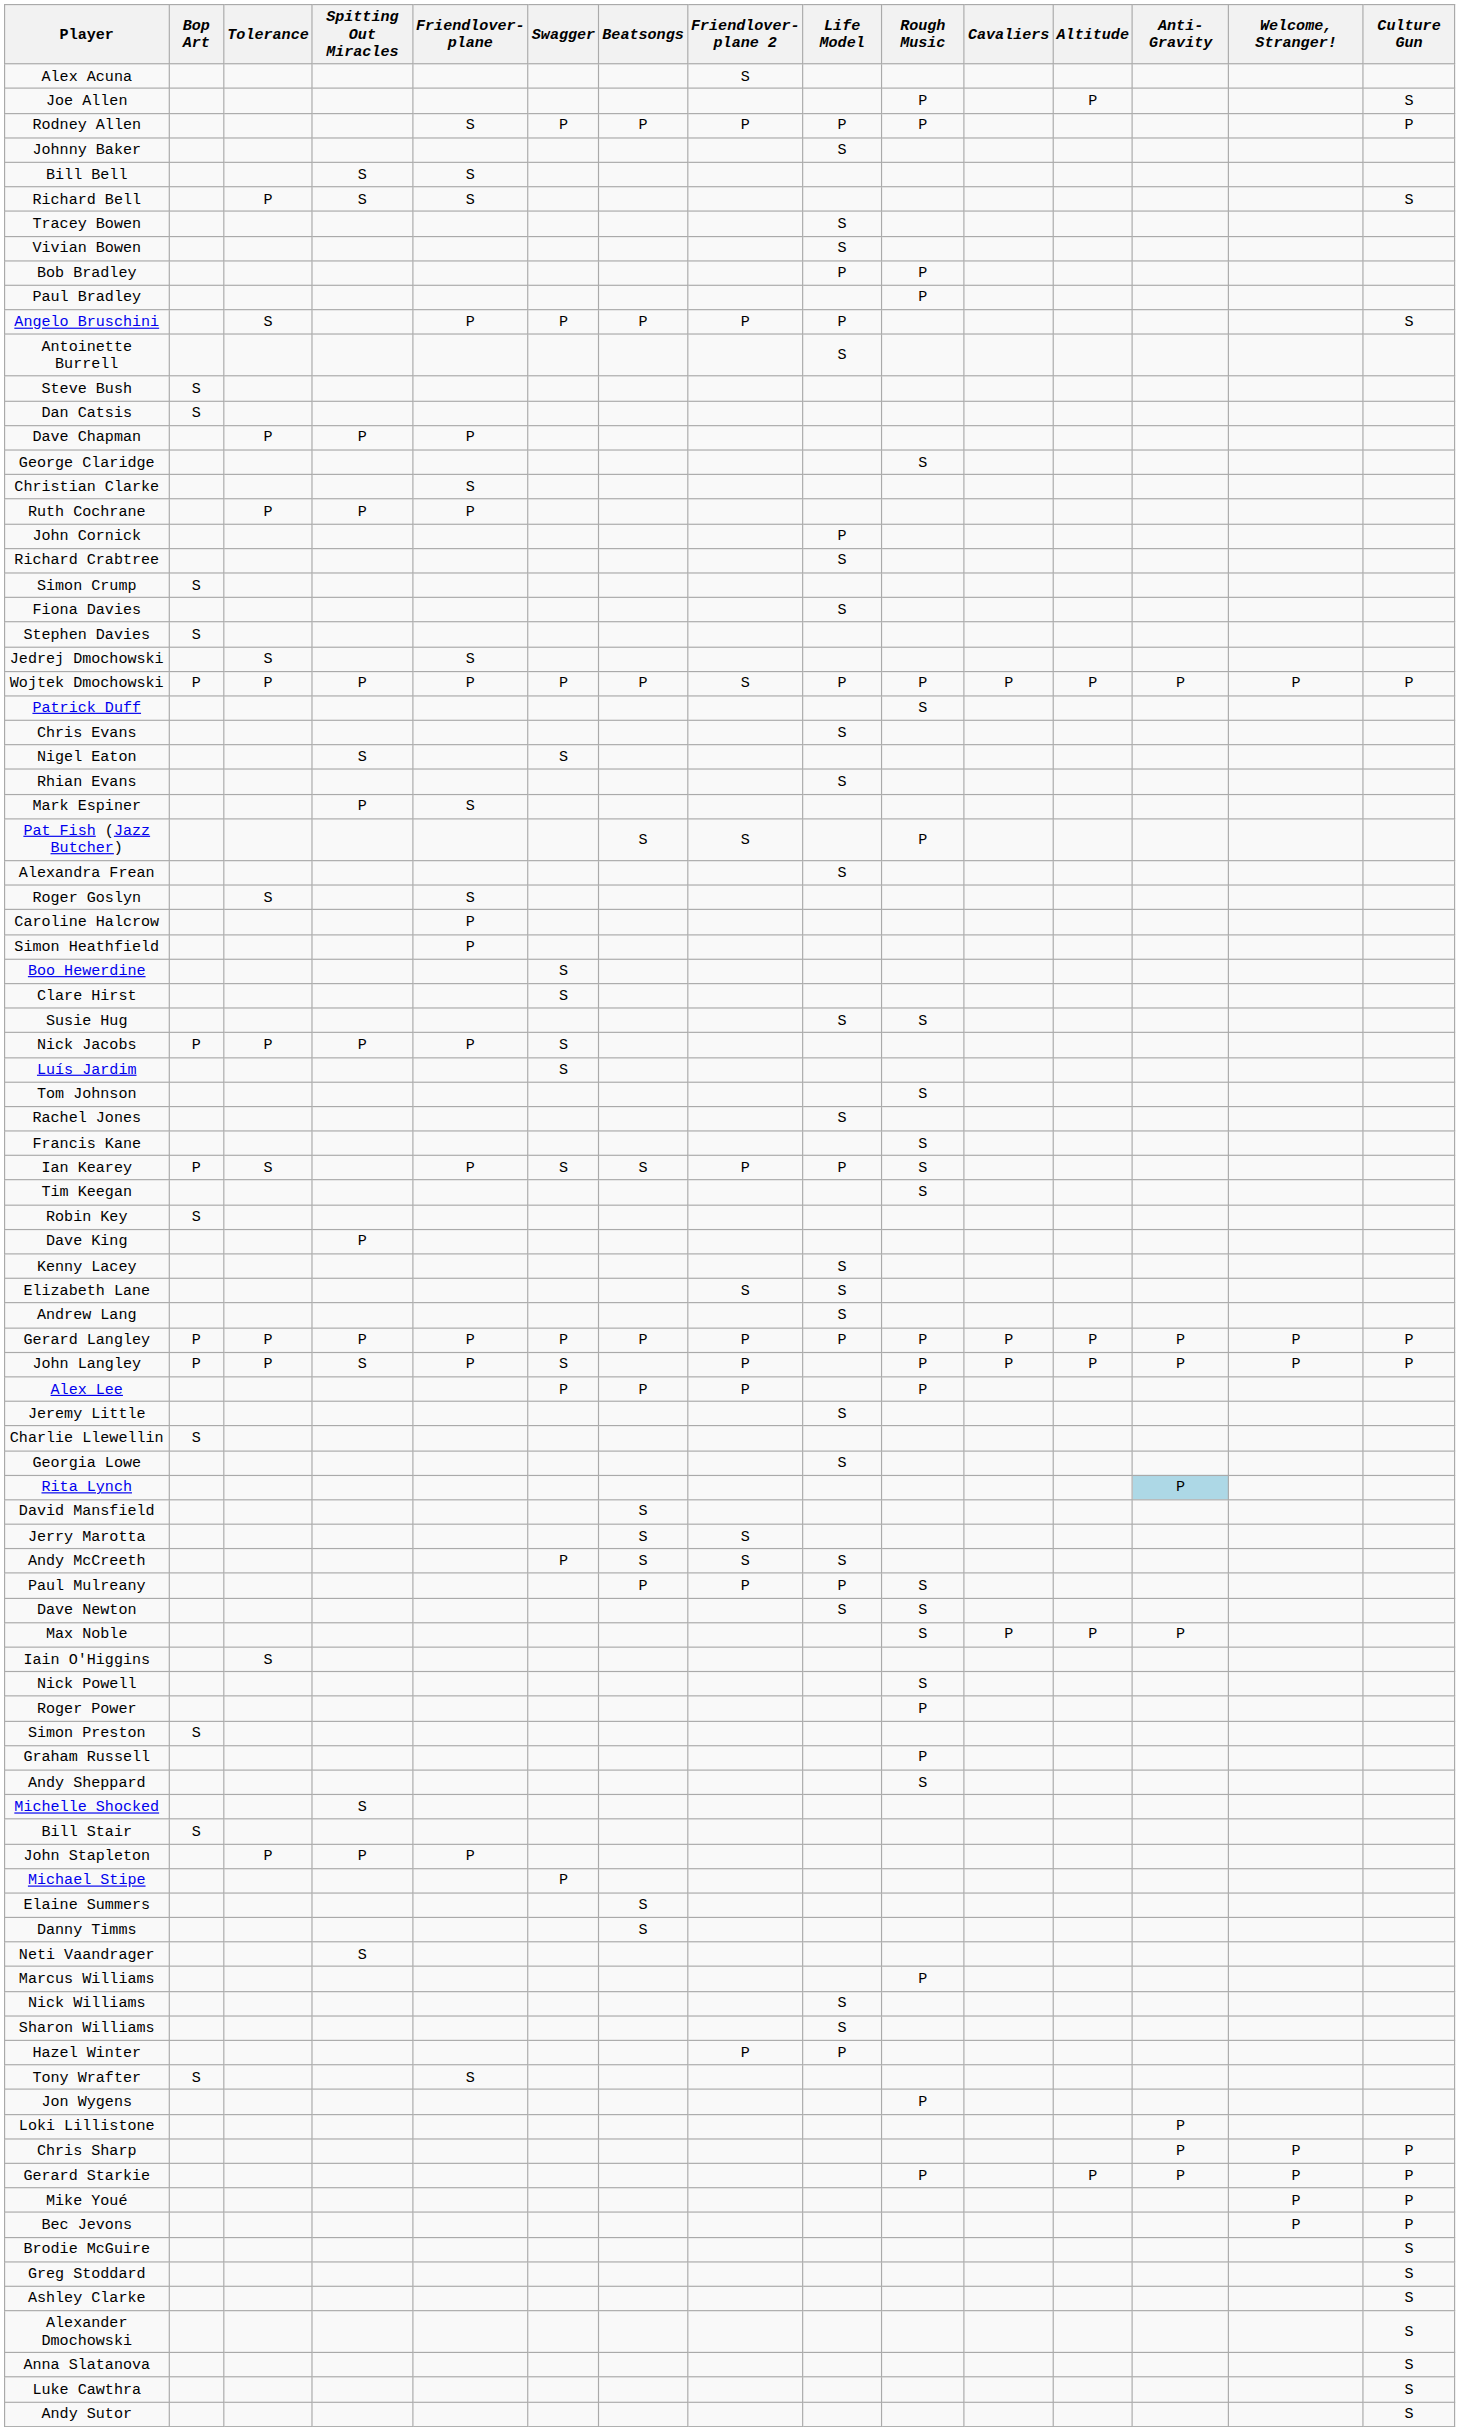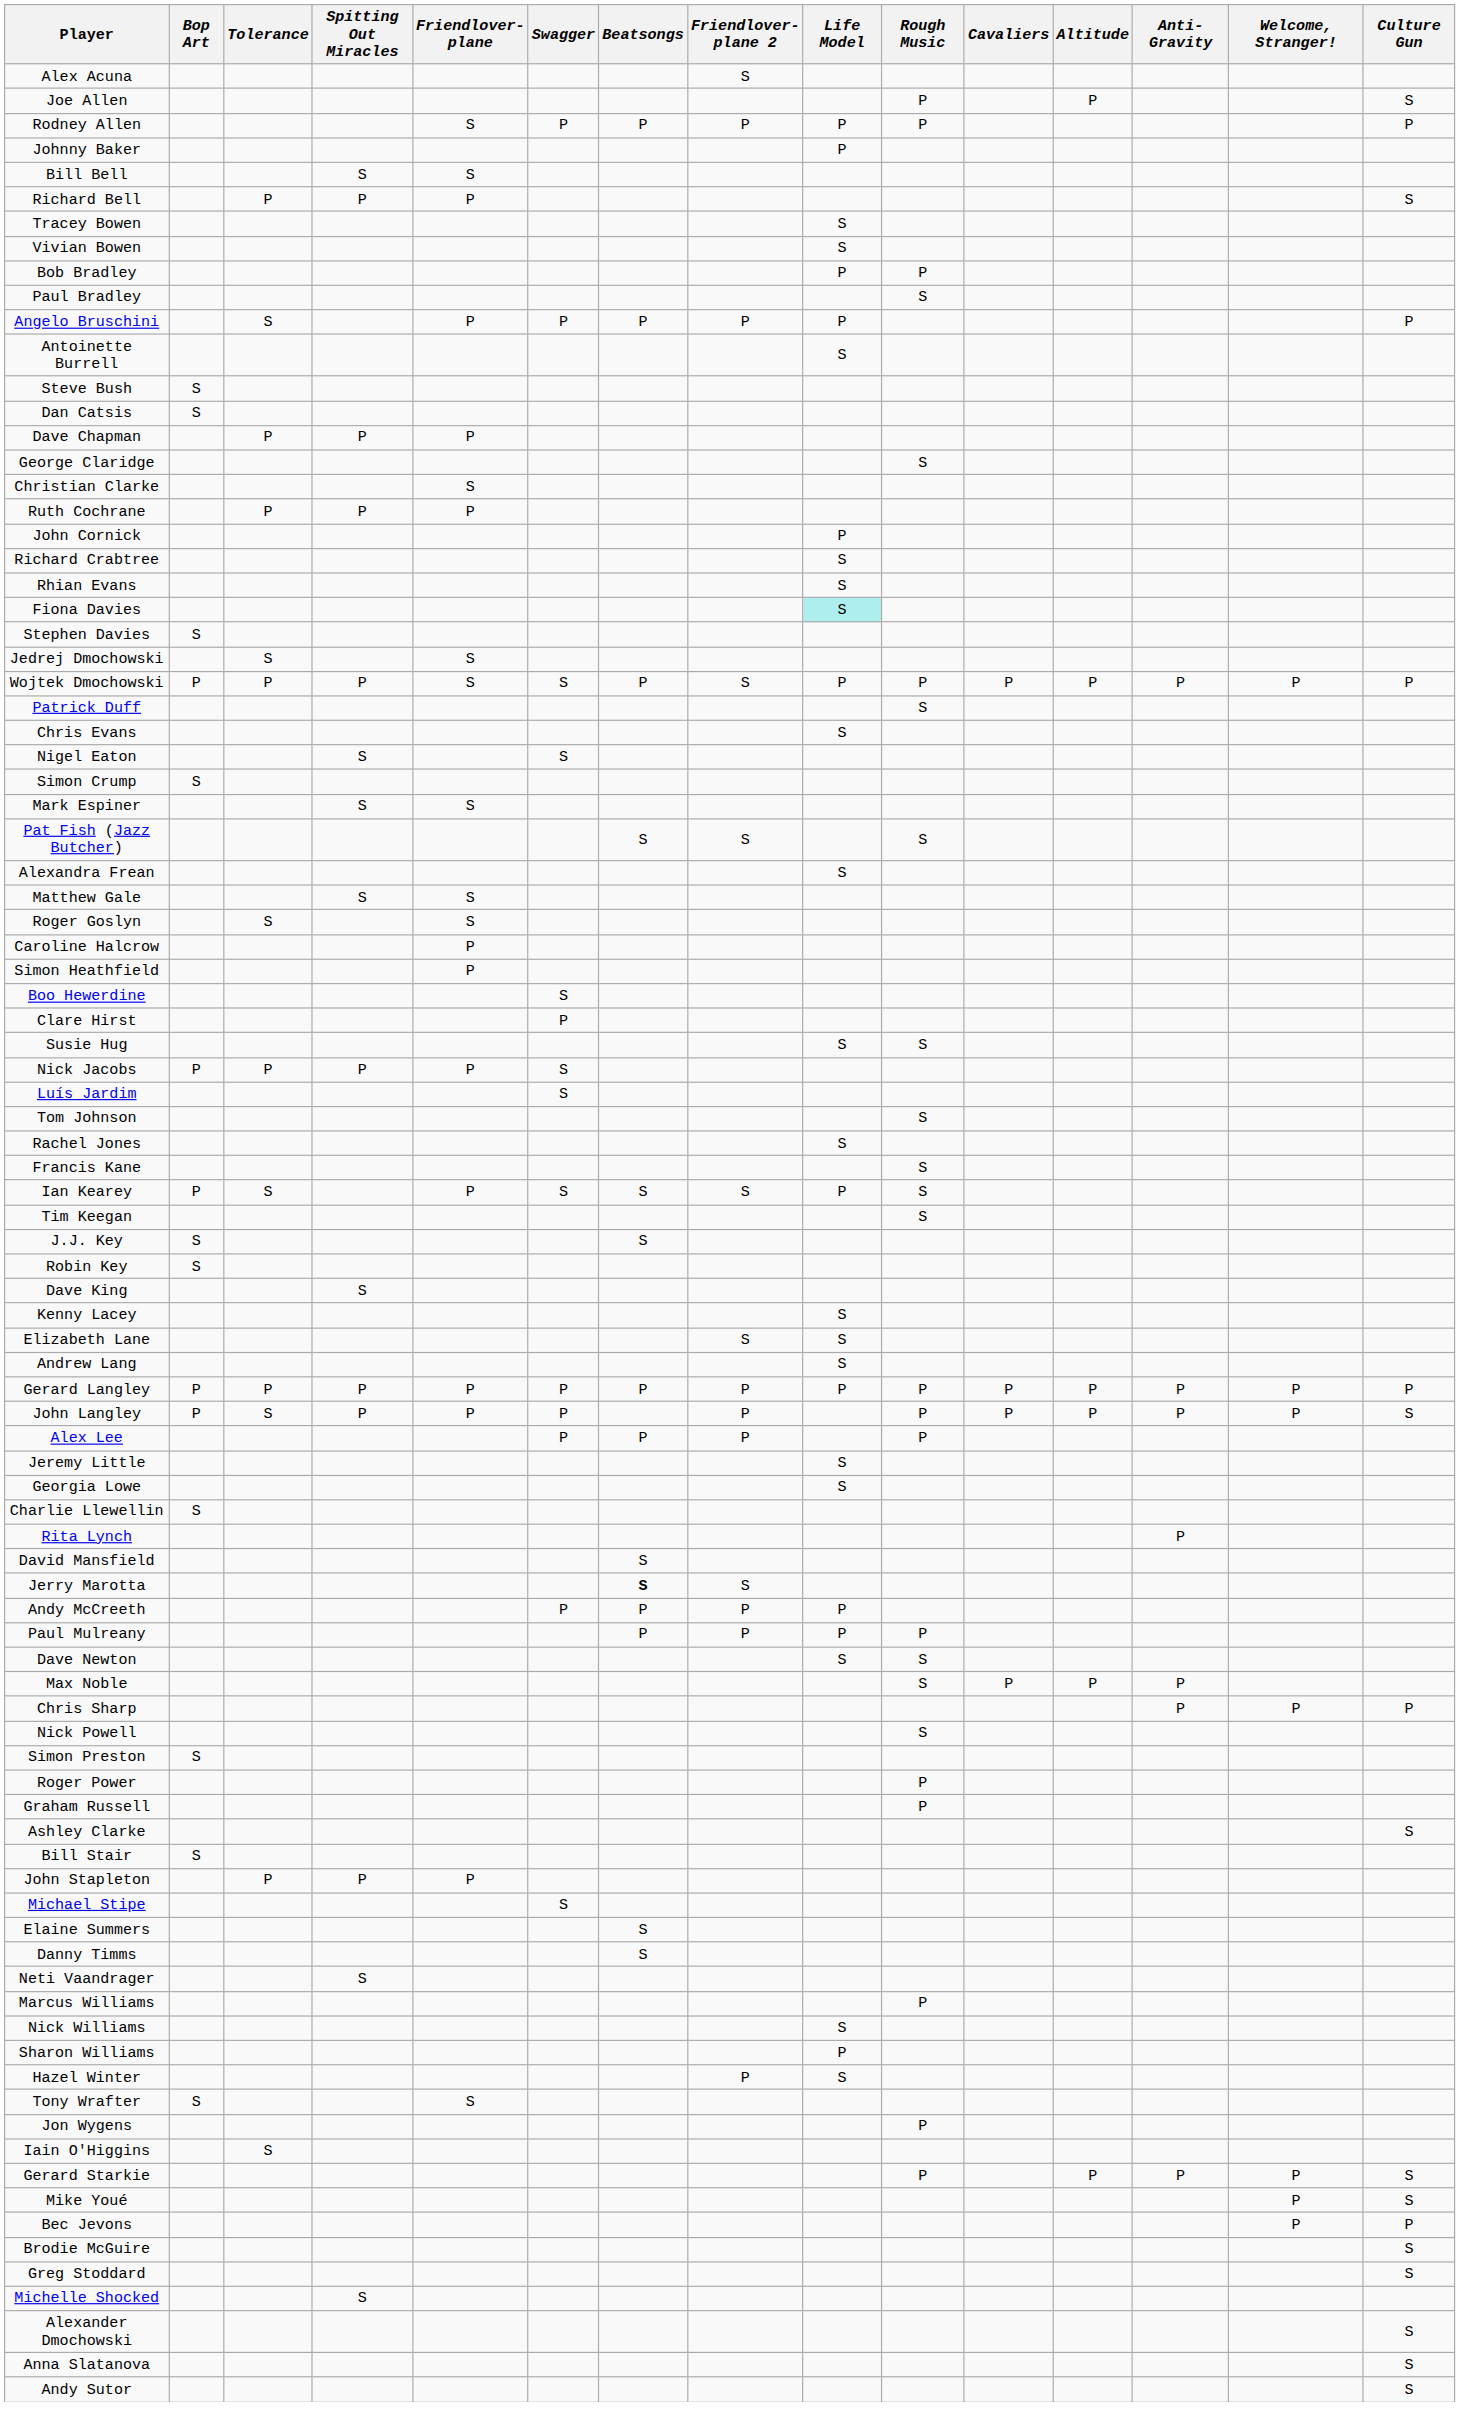(842, 150) S -> (842, 150) P
(362, 199) S -> (362, 199) P
(470, 199) S -> (470, 199) P
(923, 297) P -> (923, 297) S
(1409, 322) S -> (1409, 322) P
rows swapped: (87, 585) <-> (87, 782)
(842, 610) no background -> (842, 610) paleturquoise background
(470, 684) P -> (470, 684) S
(563, 684) P -> (563, 684) S
(362, 806) P -> (362, 806) S
(923, 840) P -> (923, 840) S
+ row: (87, 898)
(563, 996) S -> (563, 1020) P
(745, 1168) P -> (745, 1192) S
+ row: (87, 1242)
(362, 1242) P -> (362, 1291) S
(268, 1364) P -> (268, 1414) S
(362, 1364) S -> (362, 1414) P
(563, 1364) S -> (563, 1414) P
(1409, 1364) P -> (1409, 1414) S
rows swapped: (87, 1438) <-> (87, 1463)
(1181, 1487) lightblue background -> (1181, 1537) no background
(643, 1537) normal -> (643, 1586) bold
(643, 1561) S -> (643, 1610) P
(745, 1561) S -> (745, 1610) P
(842, 1561) S -> (842, 1610) P
(923, 1586) S -> (923, 1635) P
rows swapped: (87, 1659) <-> (87, 2151)
rows swapped: (87, 1709) <-> (87, 1733)
- row: (87, 1782)
rows swapped: (87, 1807) <-> (87, 2298)
(563, 1881) P -> (563, 1905) S
(842, 2028) S -> (842, 2053) P
(842, 2053) P -> (842, 2077) S
- row: (87, 2126)
(1409, 2176) P -> (1409, 2176) S
(1409, 2200) P -> (1409, 2200) S
- row: (87, 2390)
